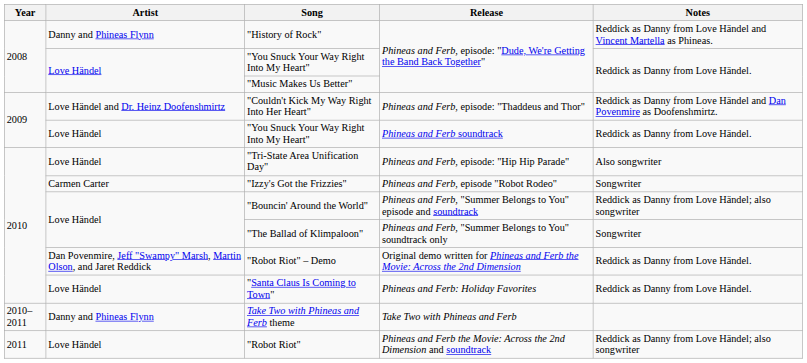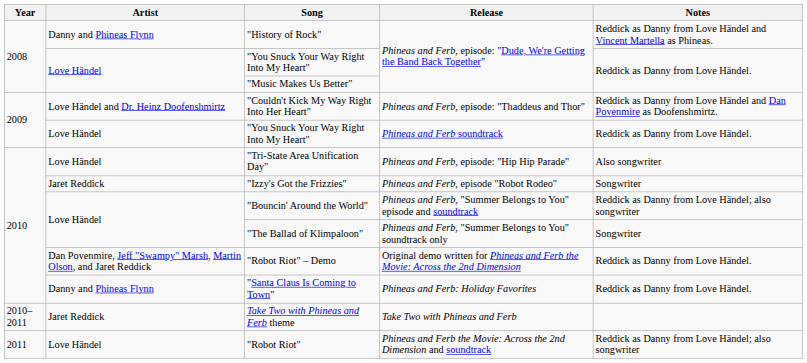(79, 183) Carmen Carter -> (76, 183) Jaret Reddick
(75, 289) Love Händel -> (101, 289) Danny and Phineas Flynn
(101, 316) Danny and Phineas Flynn -> (76, 316) Jaret Reddick
